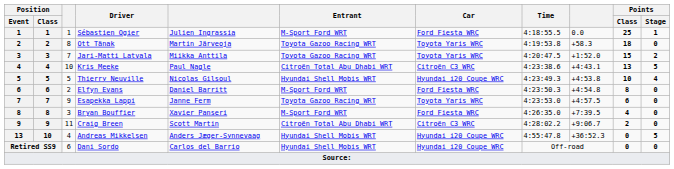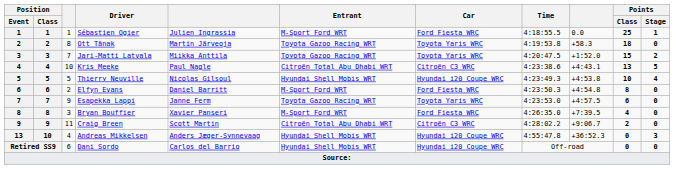(656, 136) 5 -> (656, 136) 3
